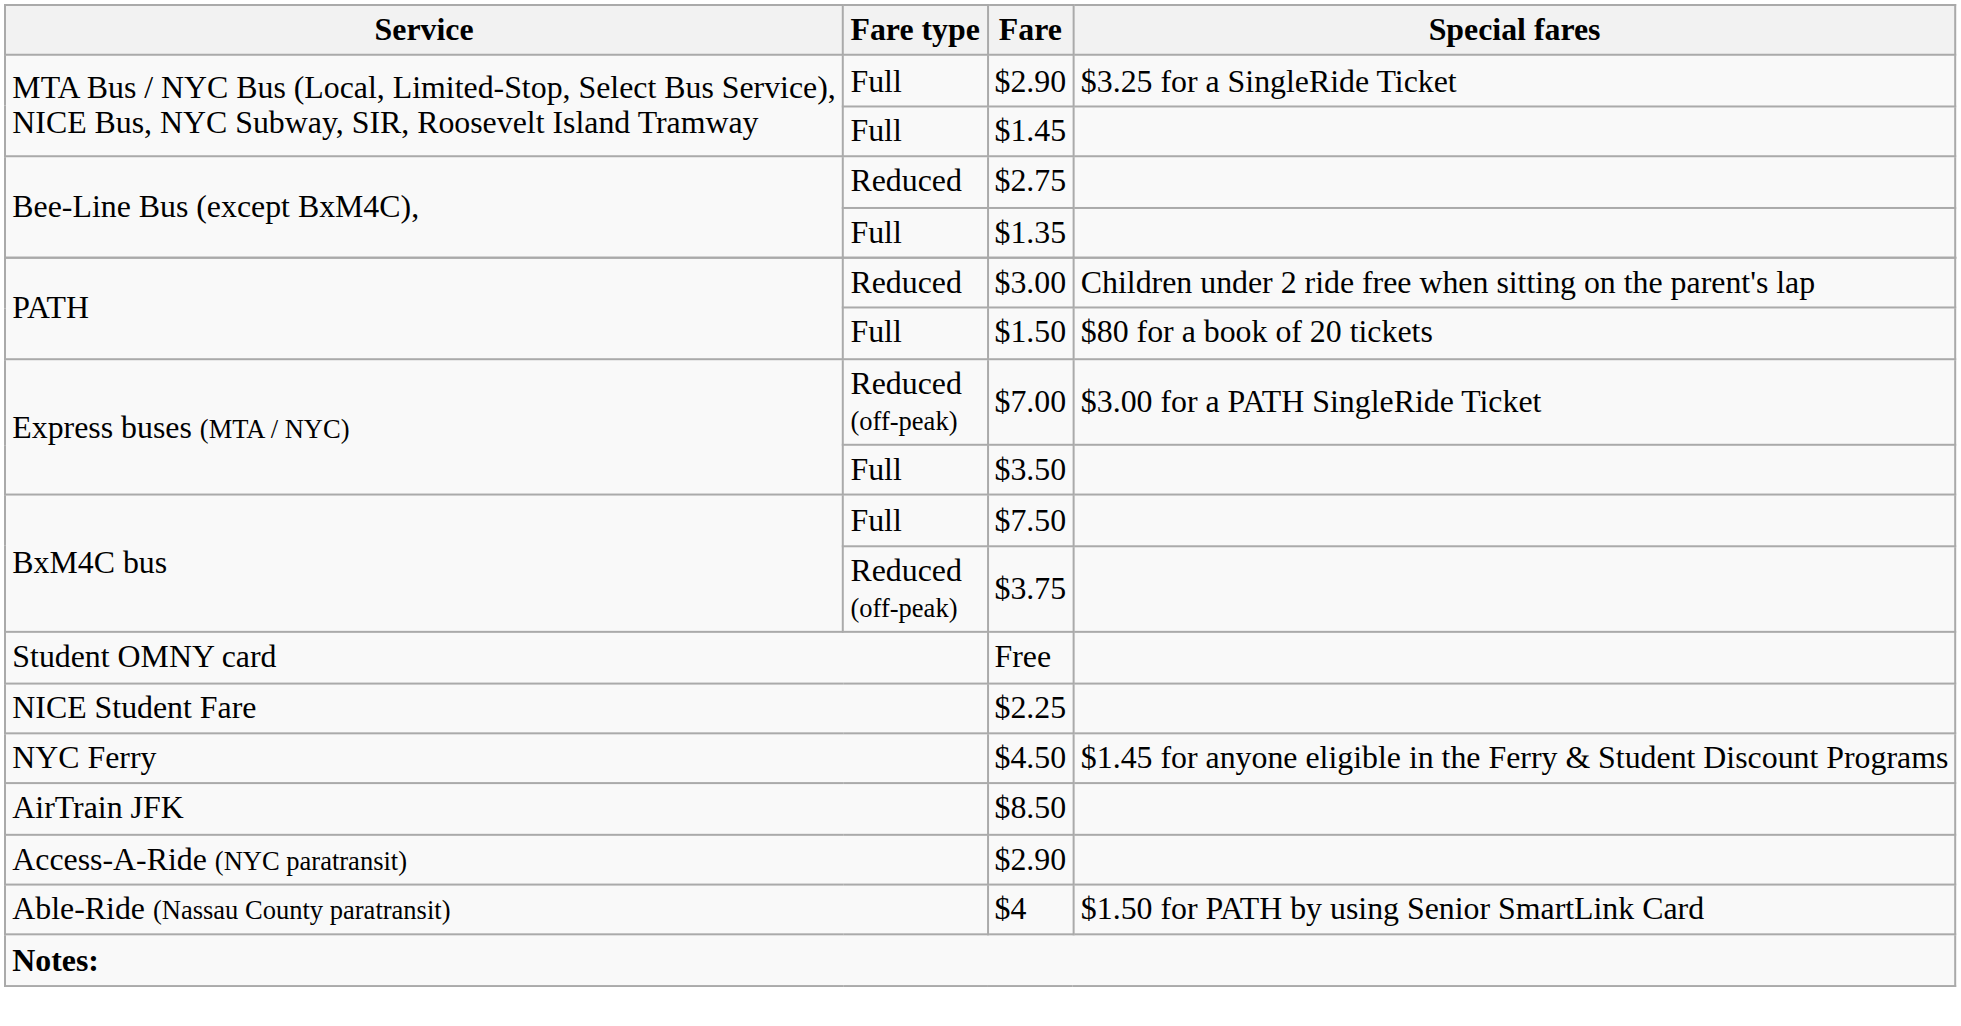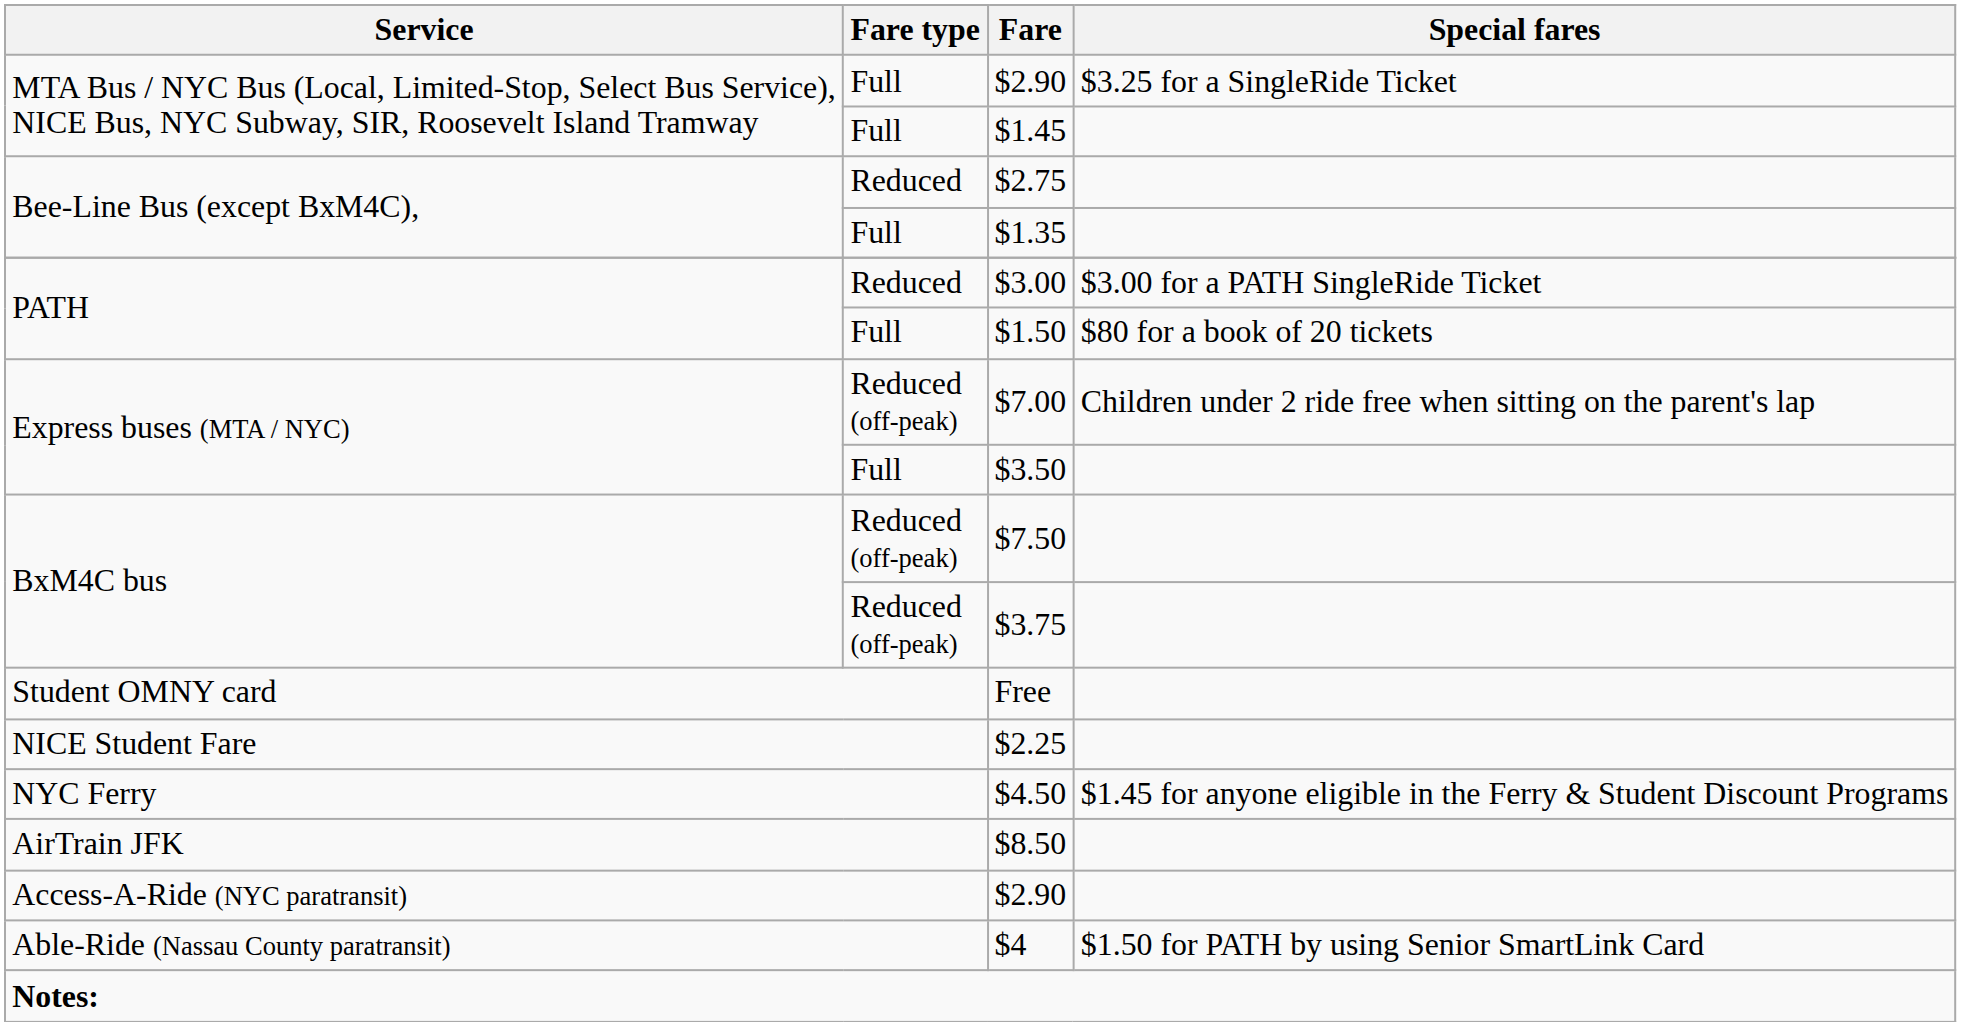(1448, 282) Children under 2 ride free when sitting on the parent's lap -> (1311, 282) $3.00 for a PATH SingleRide Ticket
(1311, 401) $3.00 for a PATH SingleRide Ticket -> (1448, 401) Children under 2 ride free when sitting on the parent's lap
(876, 520) Full -> (906, 537) Reduced (off-peak)
